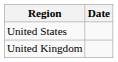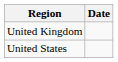rows swapped: (37, 31) <-> (45, 48)
